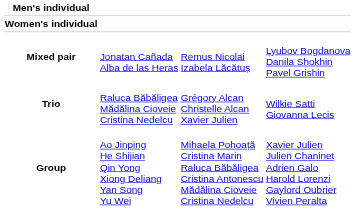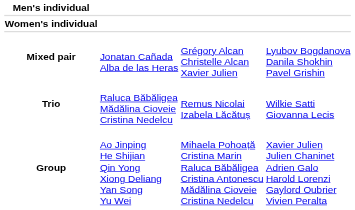(215, 62) Remus Nicolai Izabela Lăcătuș -> (215, 62) Grégory Alcan Christelle Alcan Xavier Julien
(215, 109) Grégory Alcan Christelle Alcan Xavier Julien -> (215, 109) Remus Nicolai Izabela Lăcătuș
